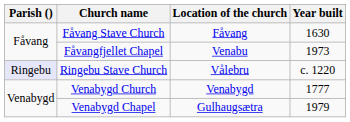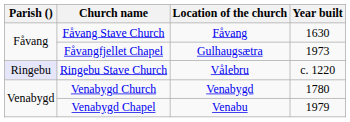(230, 51) Venabu -> (230, 51) Gulhaugsætra
(318, 88) 1777 -> (318, 88) 1780
(230, 107) Gulhaugsætra -> (230, 107) Venabu
